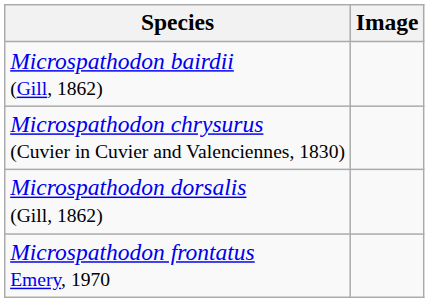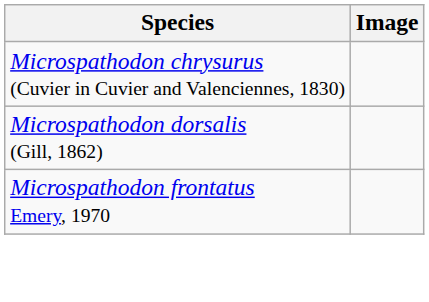- row: (122, 73)
